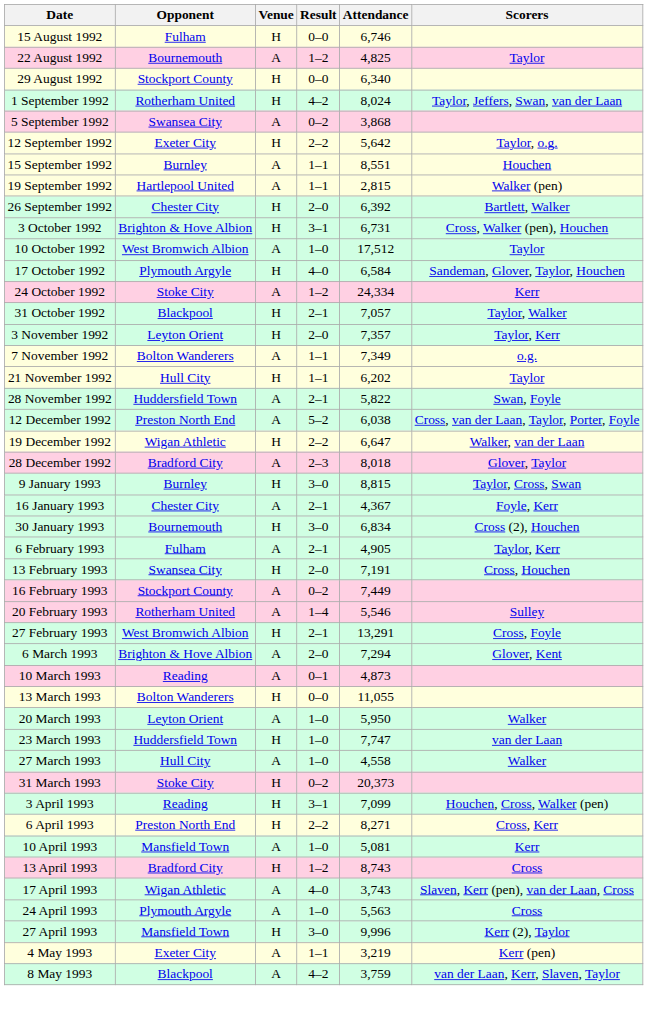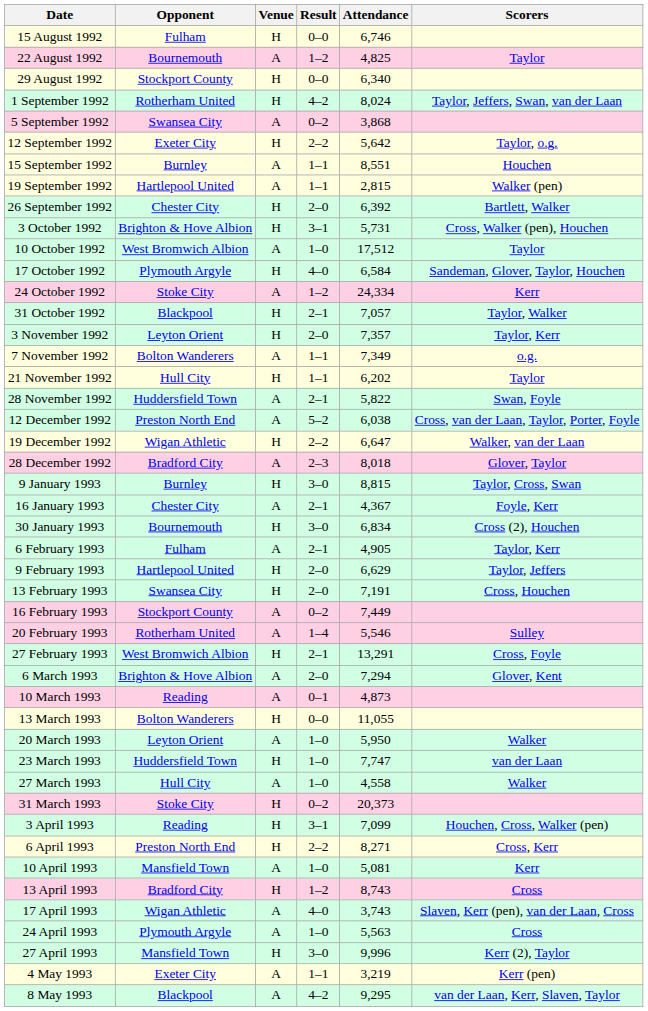(376, 228) 6,731 -> (376, 228) 5,731
+ row: (60, 569)
(376, 974) 3,759 -> (376, 995) 9,295
